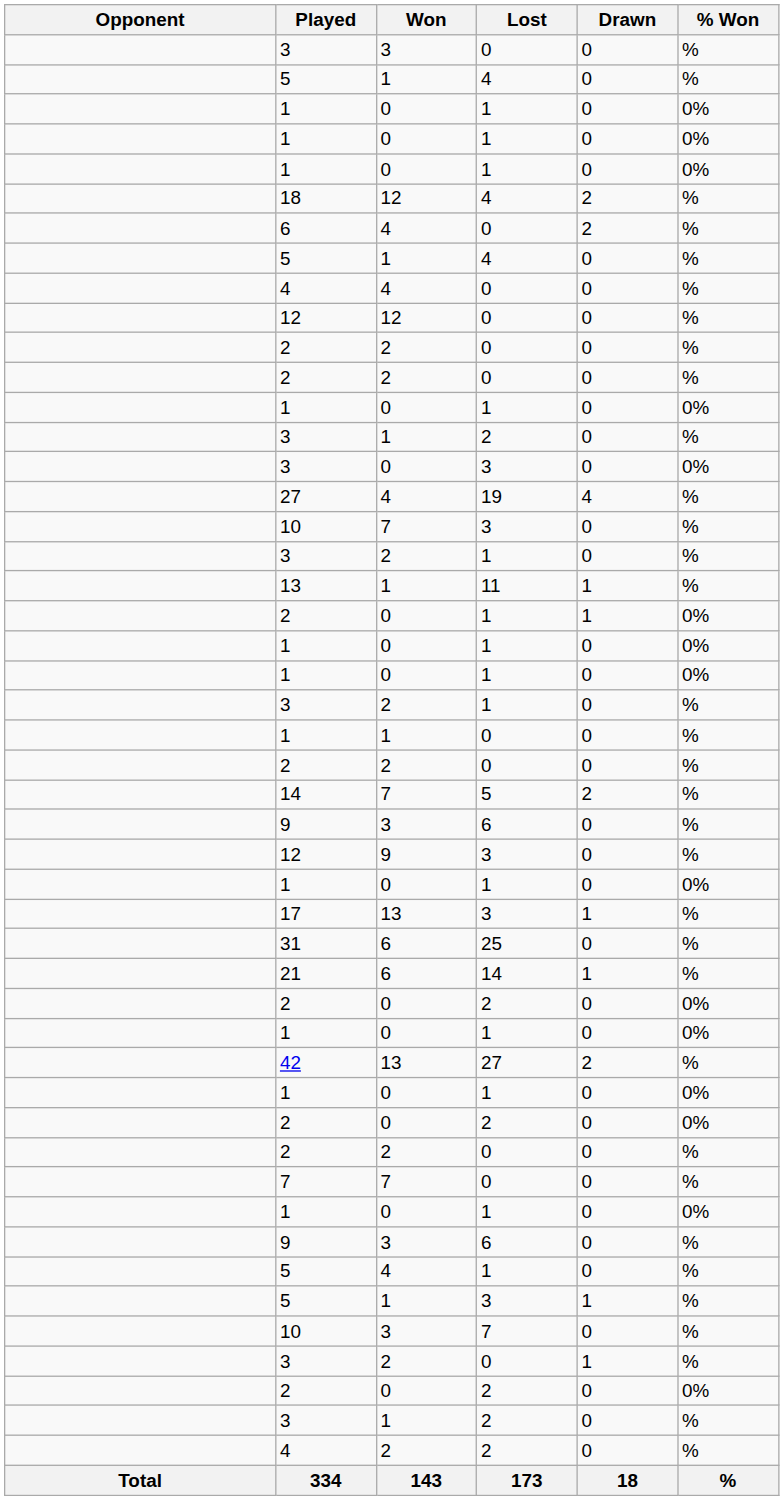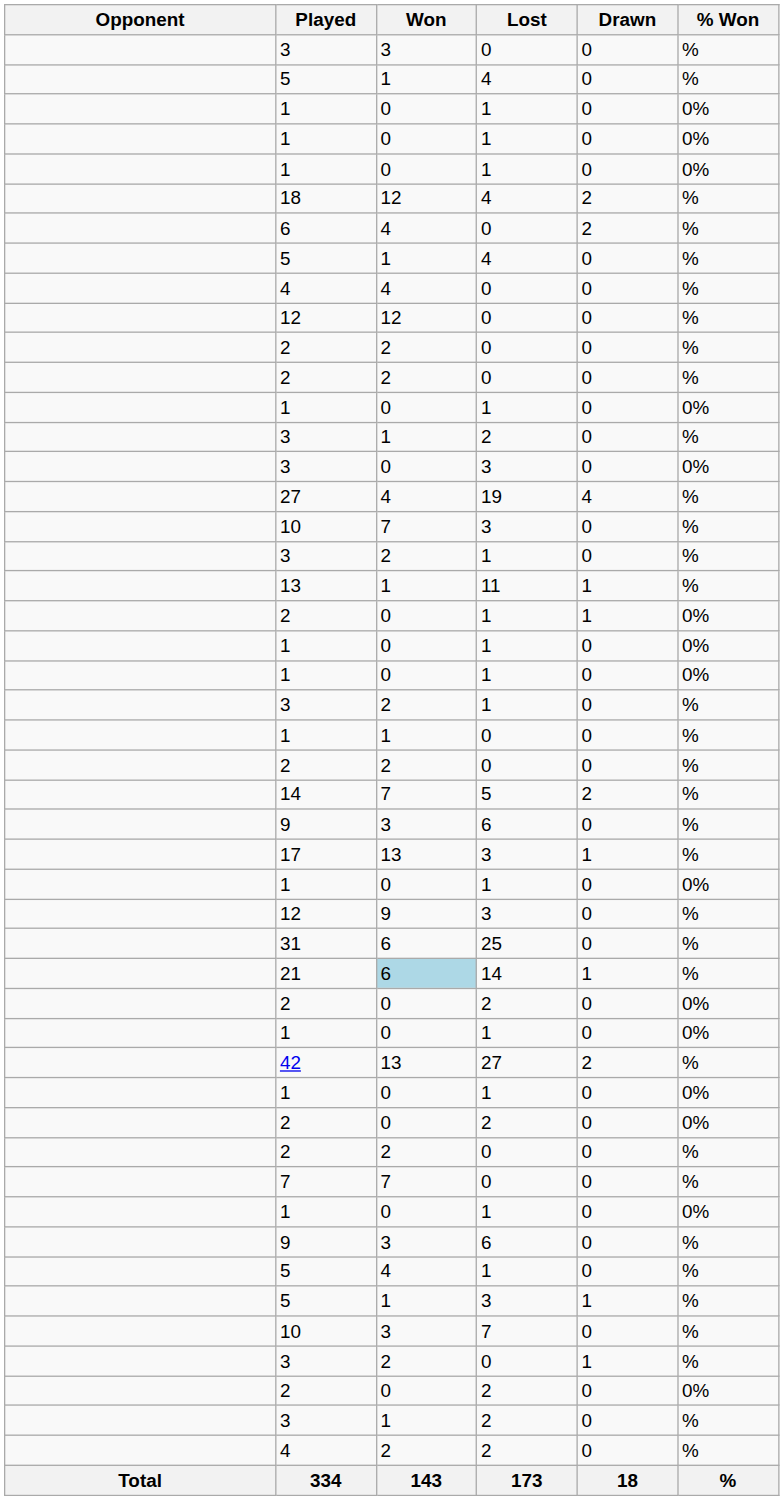rows swapped: (290, 914) <-> (290, 854)
(386, 974) no background -> (386, 974) lightblue background
